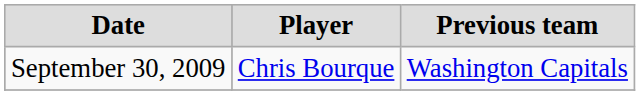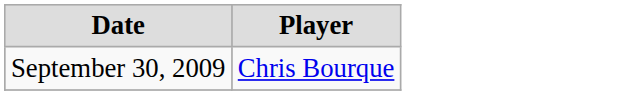- column: (517, 25)
